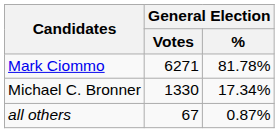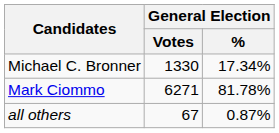rows swapped: (56, 66) <-> (74, 90)
